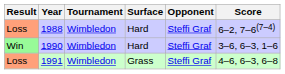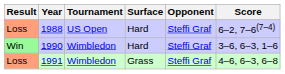(92, 29) Wimbledon -> (87, 29) US Open
